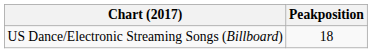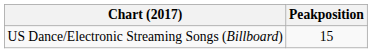(326, 36) 18 -> (326, 36) 15
